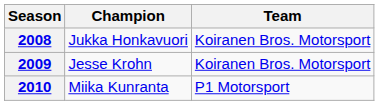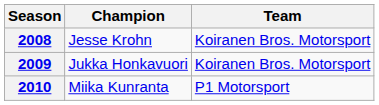(128, 40) Jukka Honkavuori -> (110, 40) Jesse Krohn
(110, 64) Jesse Krohn -> (128, 64) Jukka Honkavuori
